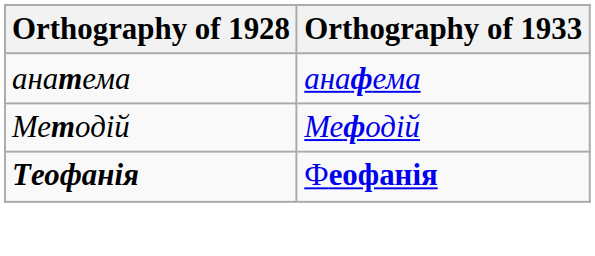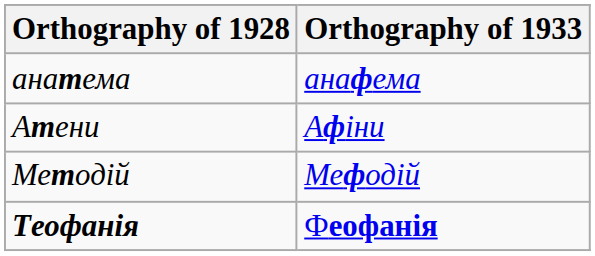+ row: (56, 126)
